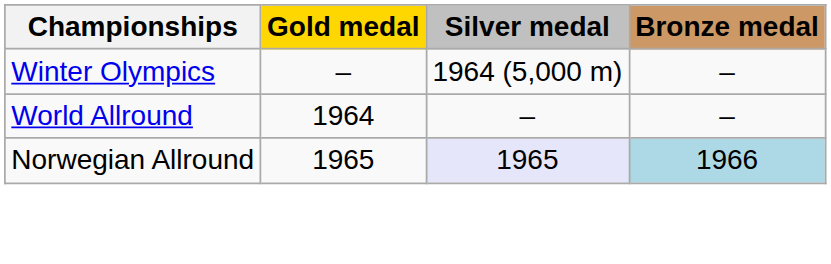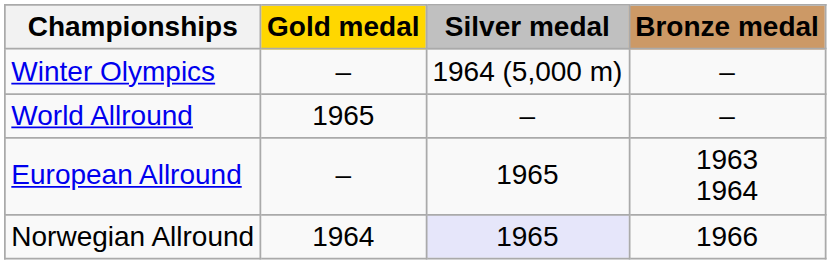(343, 115) 1964 -> (343, 115) 1965
+ row: (127, 175)
(343, 159) 1965 -> (343, 235) 1964
(727, 159) lightblue background -> (727, 235) no background
